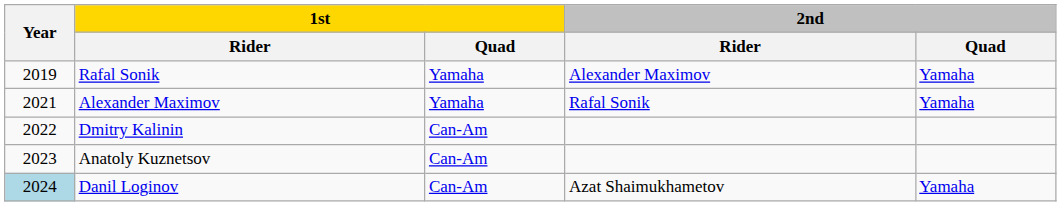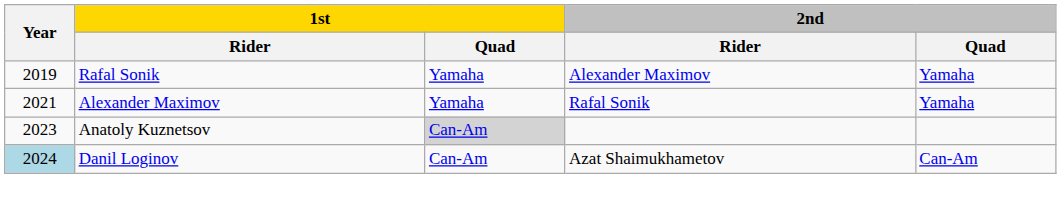- row: (131, 130)
(458, 158) no background -> (458, 130) lightgrey background
(947, 186) Yamaha -> (949, 158) Can-Am
